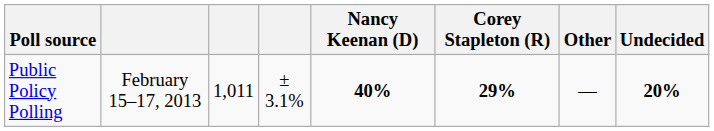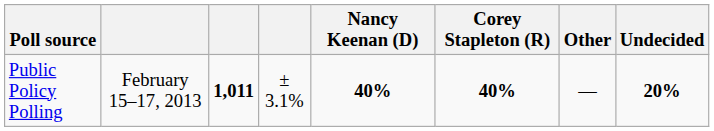(234, 90) normal -> (234, 90) bold
(497, 90) 29% -> (497, 90) 40%
